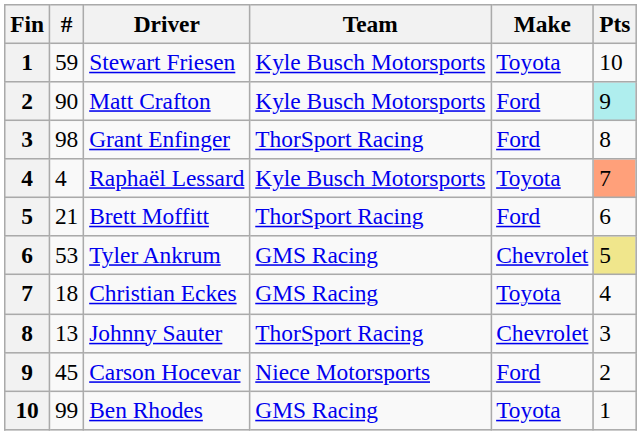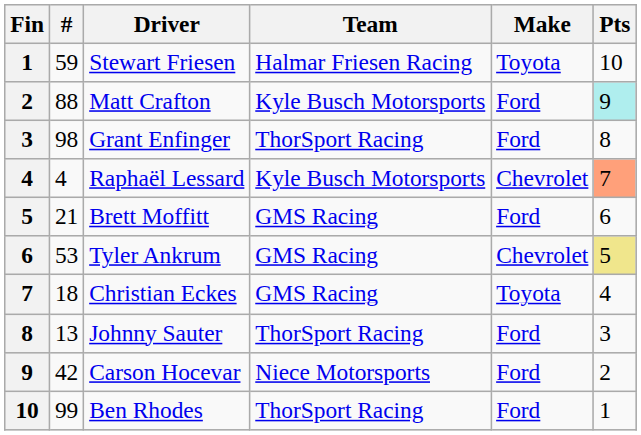(370, 62) Kyle Busch Motorsports -> (364, 62) Halmar Friesen Racing
(67, 101) 90 -> (67, 101) 88
(528, 178) Toyota -> (542, 178) Chevrolet
(339, 216) ThorSport Racing -> (317, 216) GMS Racing
(542, 332) Chevrolet -> (518, 332) Ford
(67, 371) 45 -> (67, 371) 42
(317, 409) GMS Racing -> (339, 409) ThorSport Racing
(528, 409) Toyota -> (518, 409) Ford
